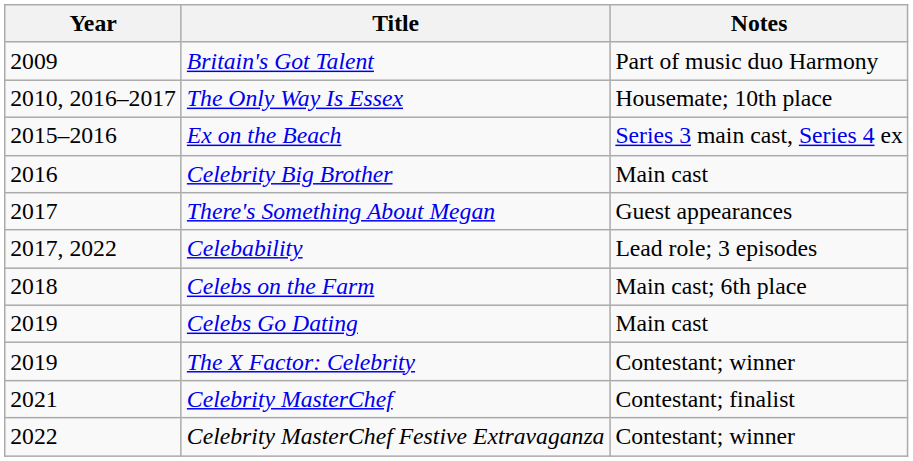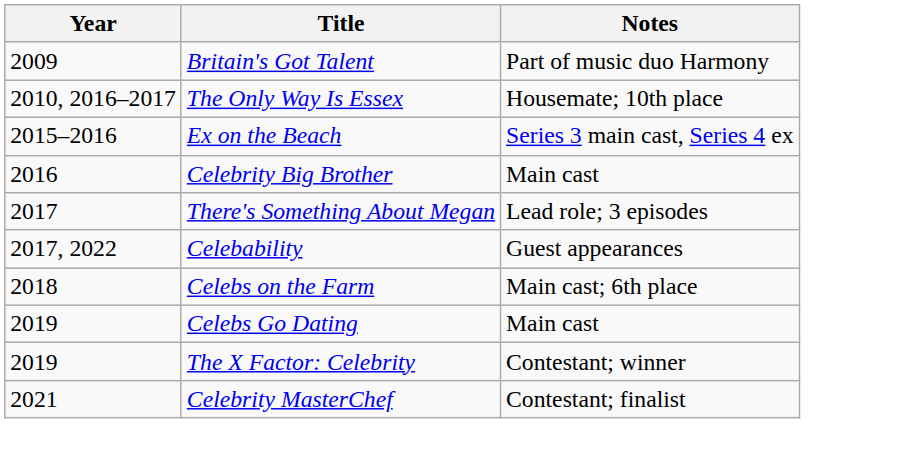(704, 211) Guest appearances -> (607, 211) Lead role; 3 episodes
(716, 248) Lead role; 3 episodes -> (594, 248) Guest appearances
- row: (396, 436)
